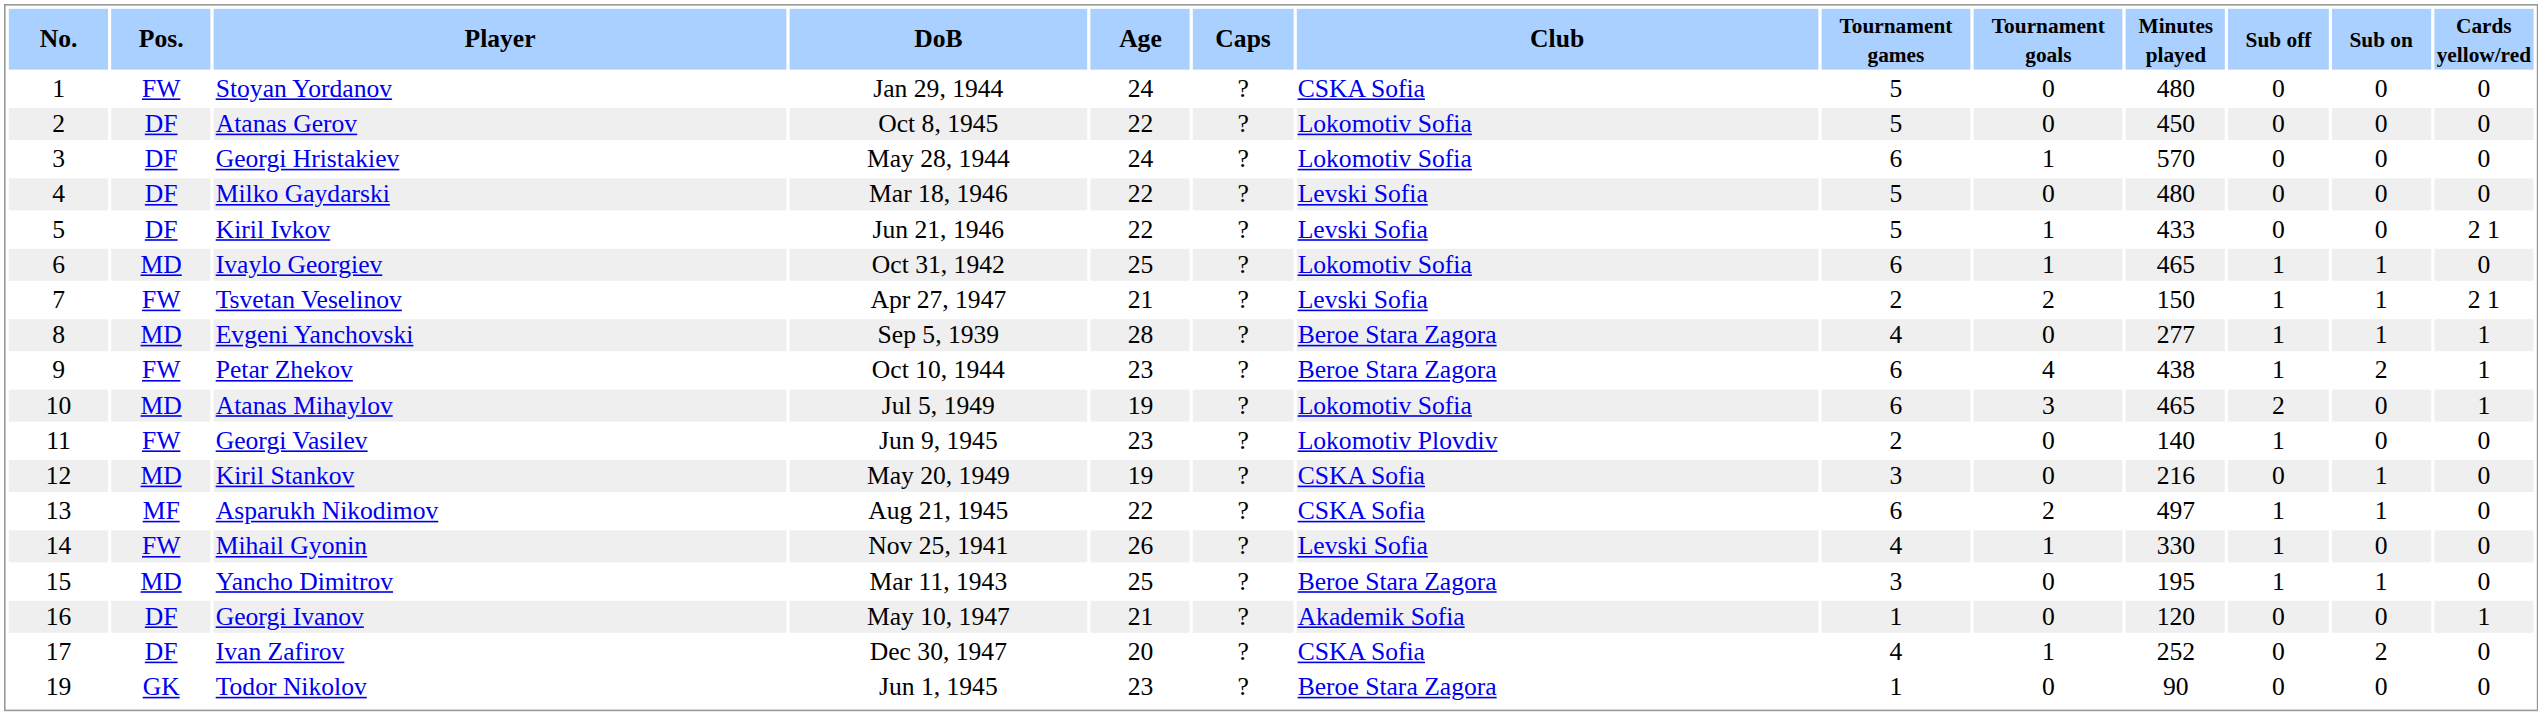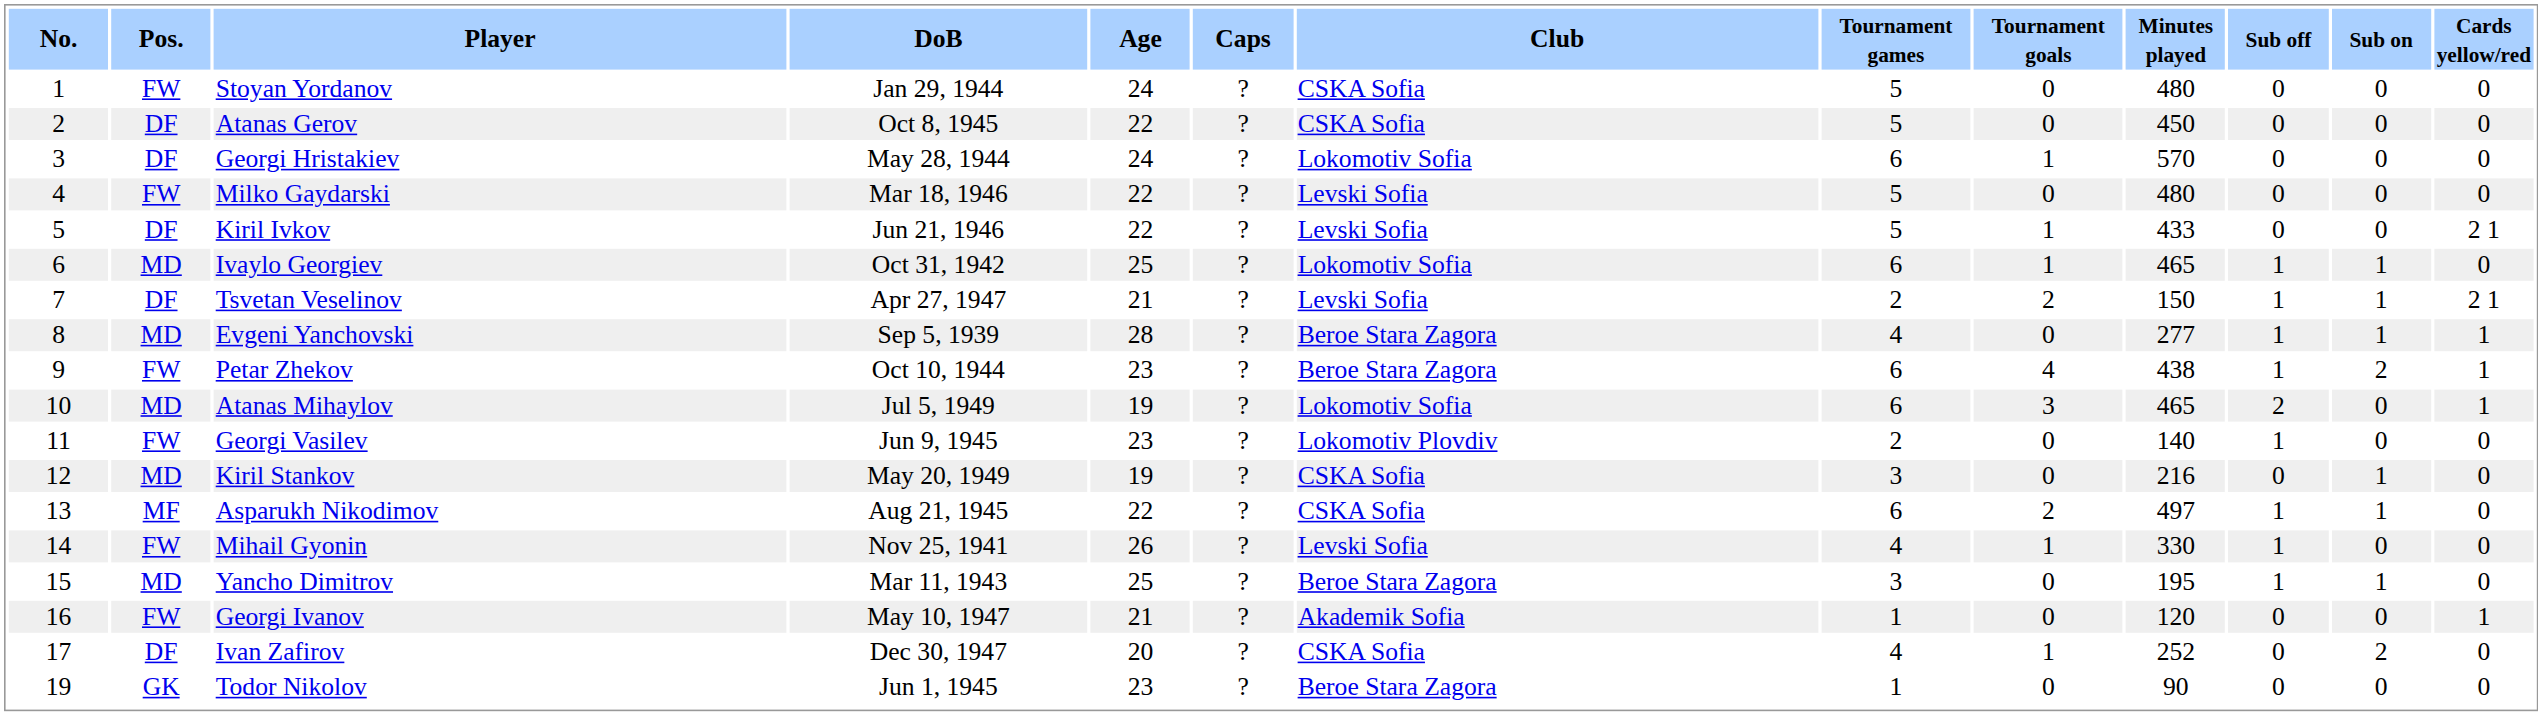(1385, 123) Lokomotiv Sofia -> (1361, 123) CSKA Sofia
(161, 194) DF -> (161, 194) FW
(161, 299) FW -> (161, 299) DF
(161, 616) DF -> (161, 616) FW
